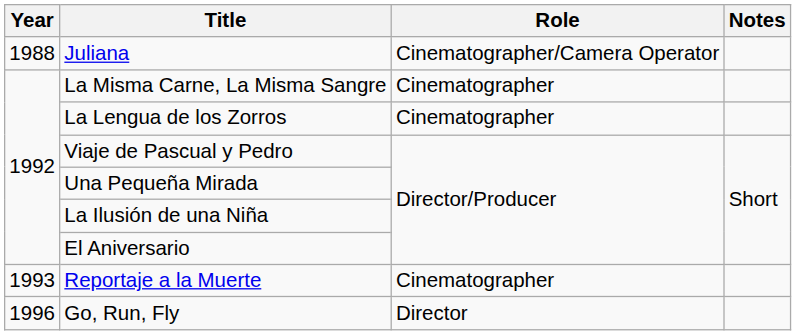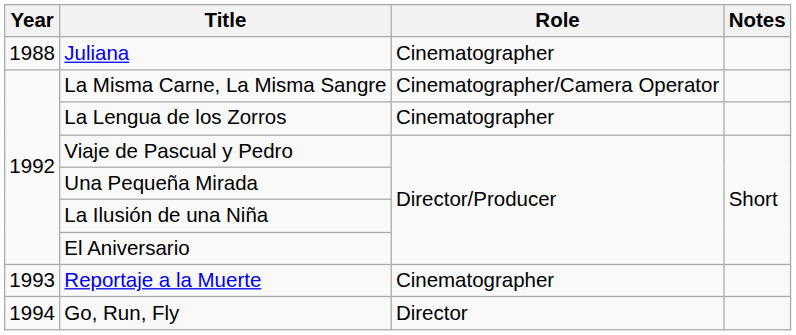(558, 53) Cinematographer/Camera Operator -> (475, 53) Cinematographer
(475, 85) Cinematographer -> (558, 85) Cinematographer/Camera Operator
(32, 313) 1996 -> (32, 313) 1994
